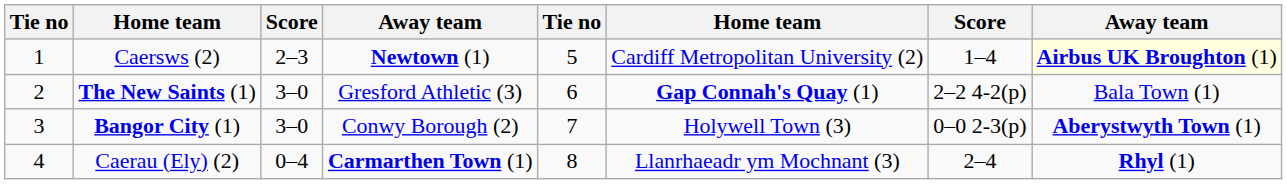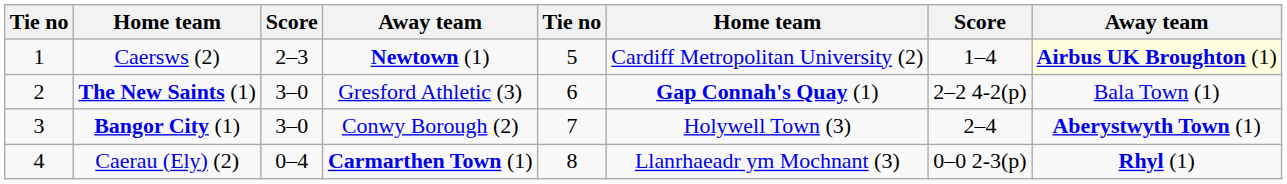(980, 126) 0–0 2-3(p) -> (980, 126) 2–4
(980, 160) 2–4 -> (980, 160) 0–0 2-3(p)
